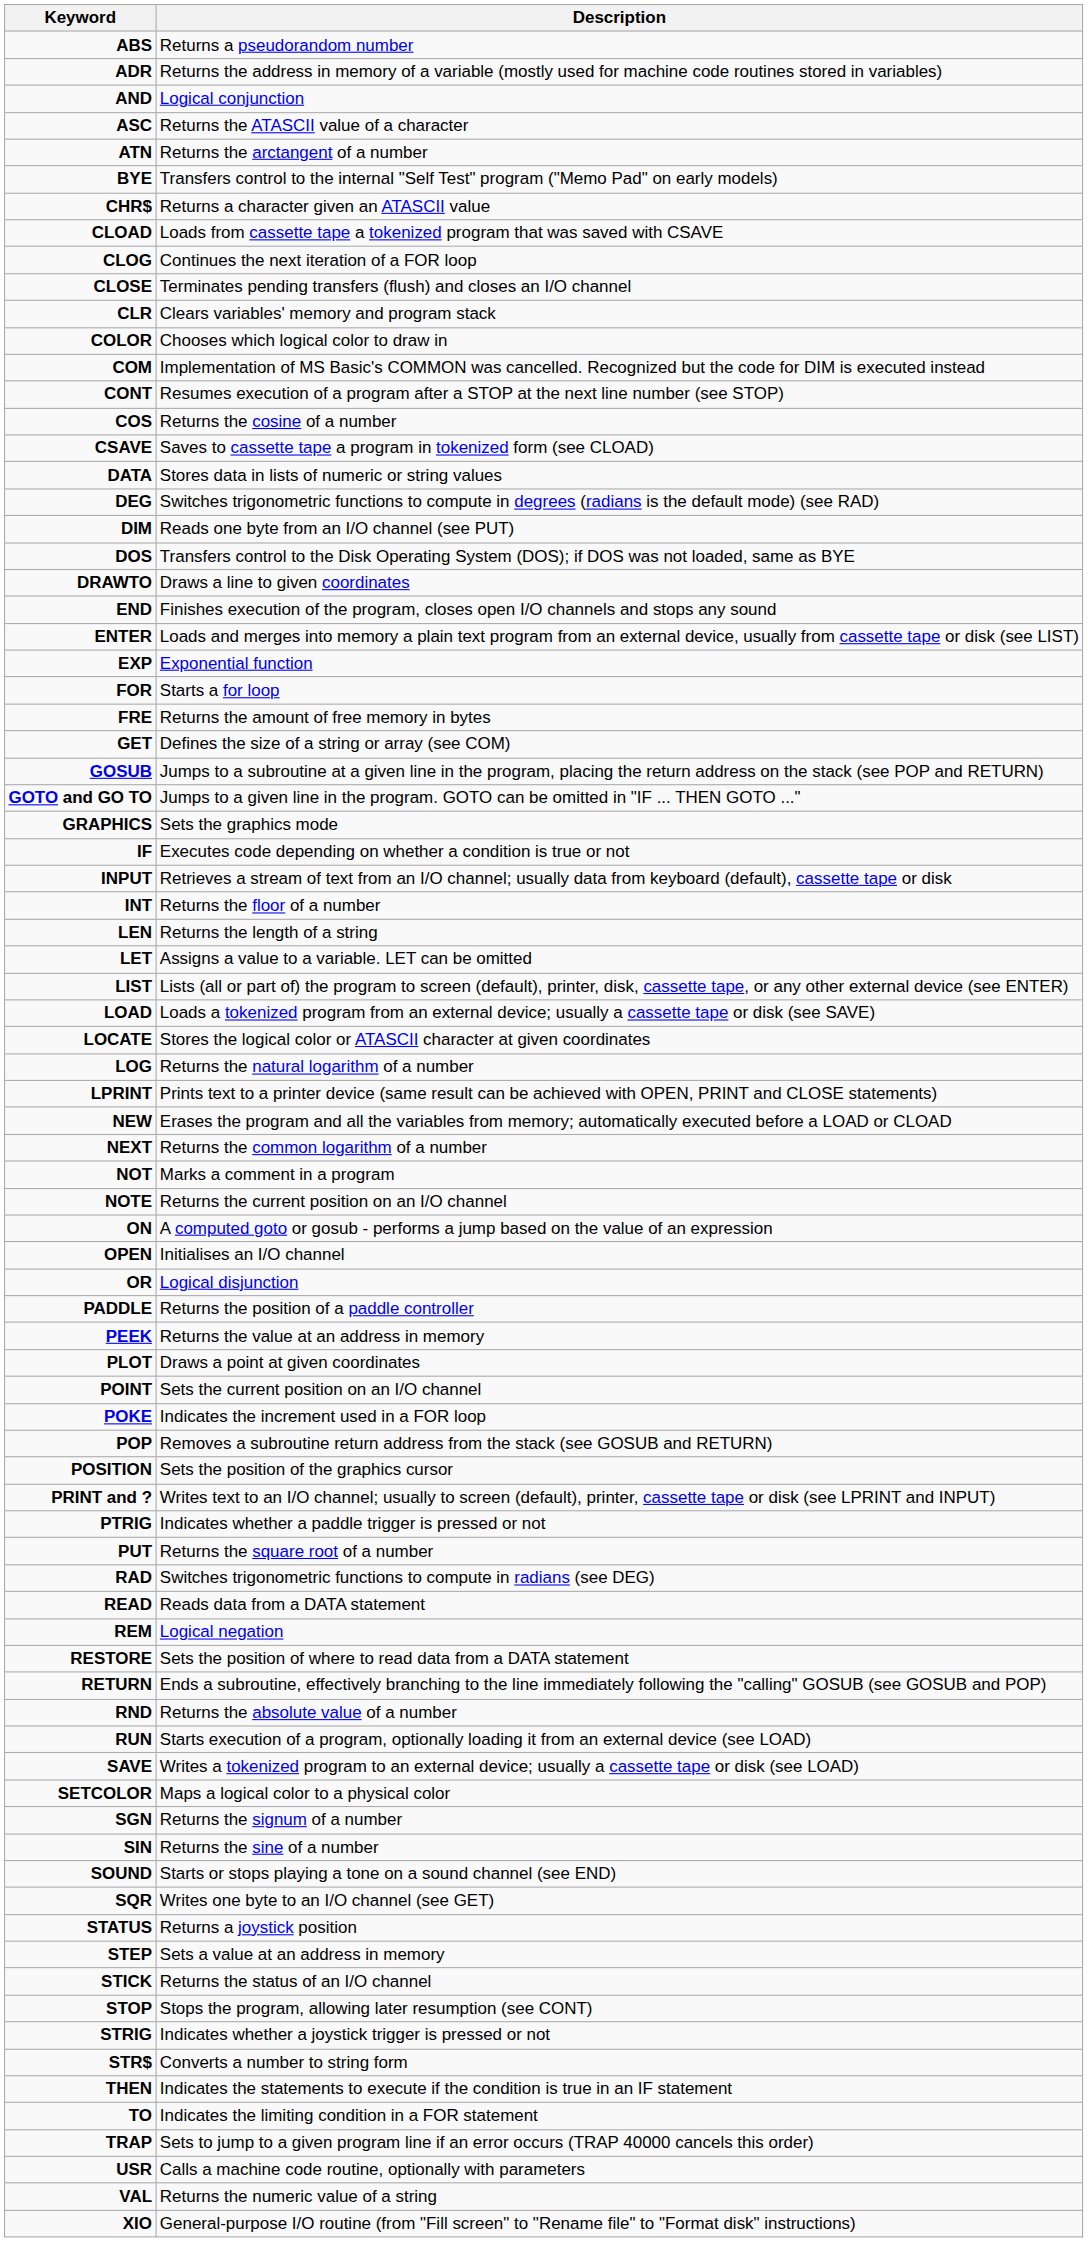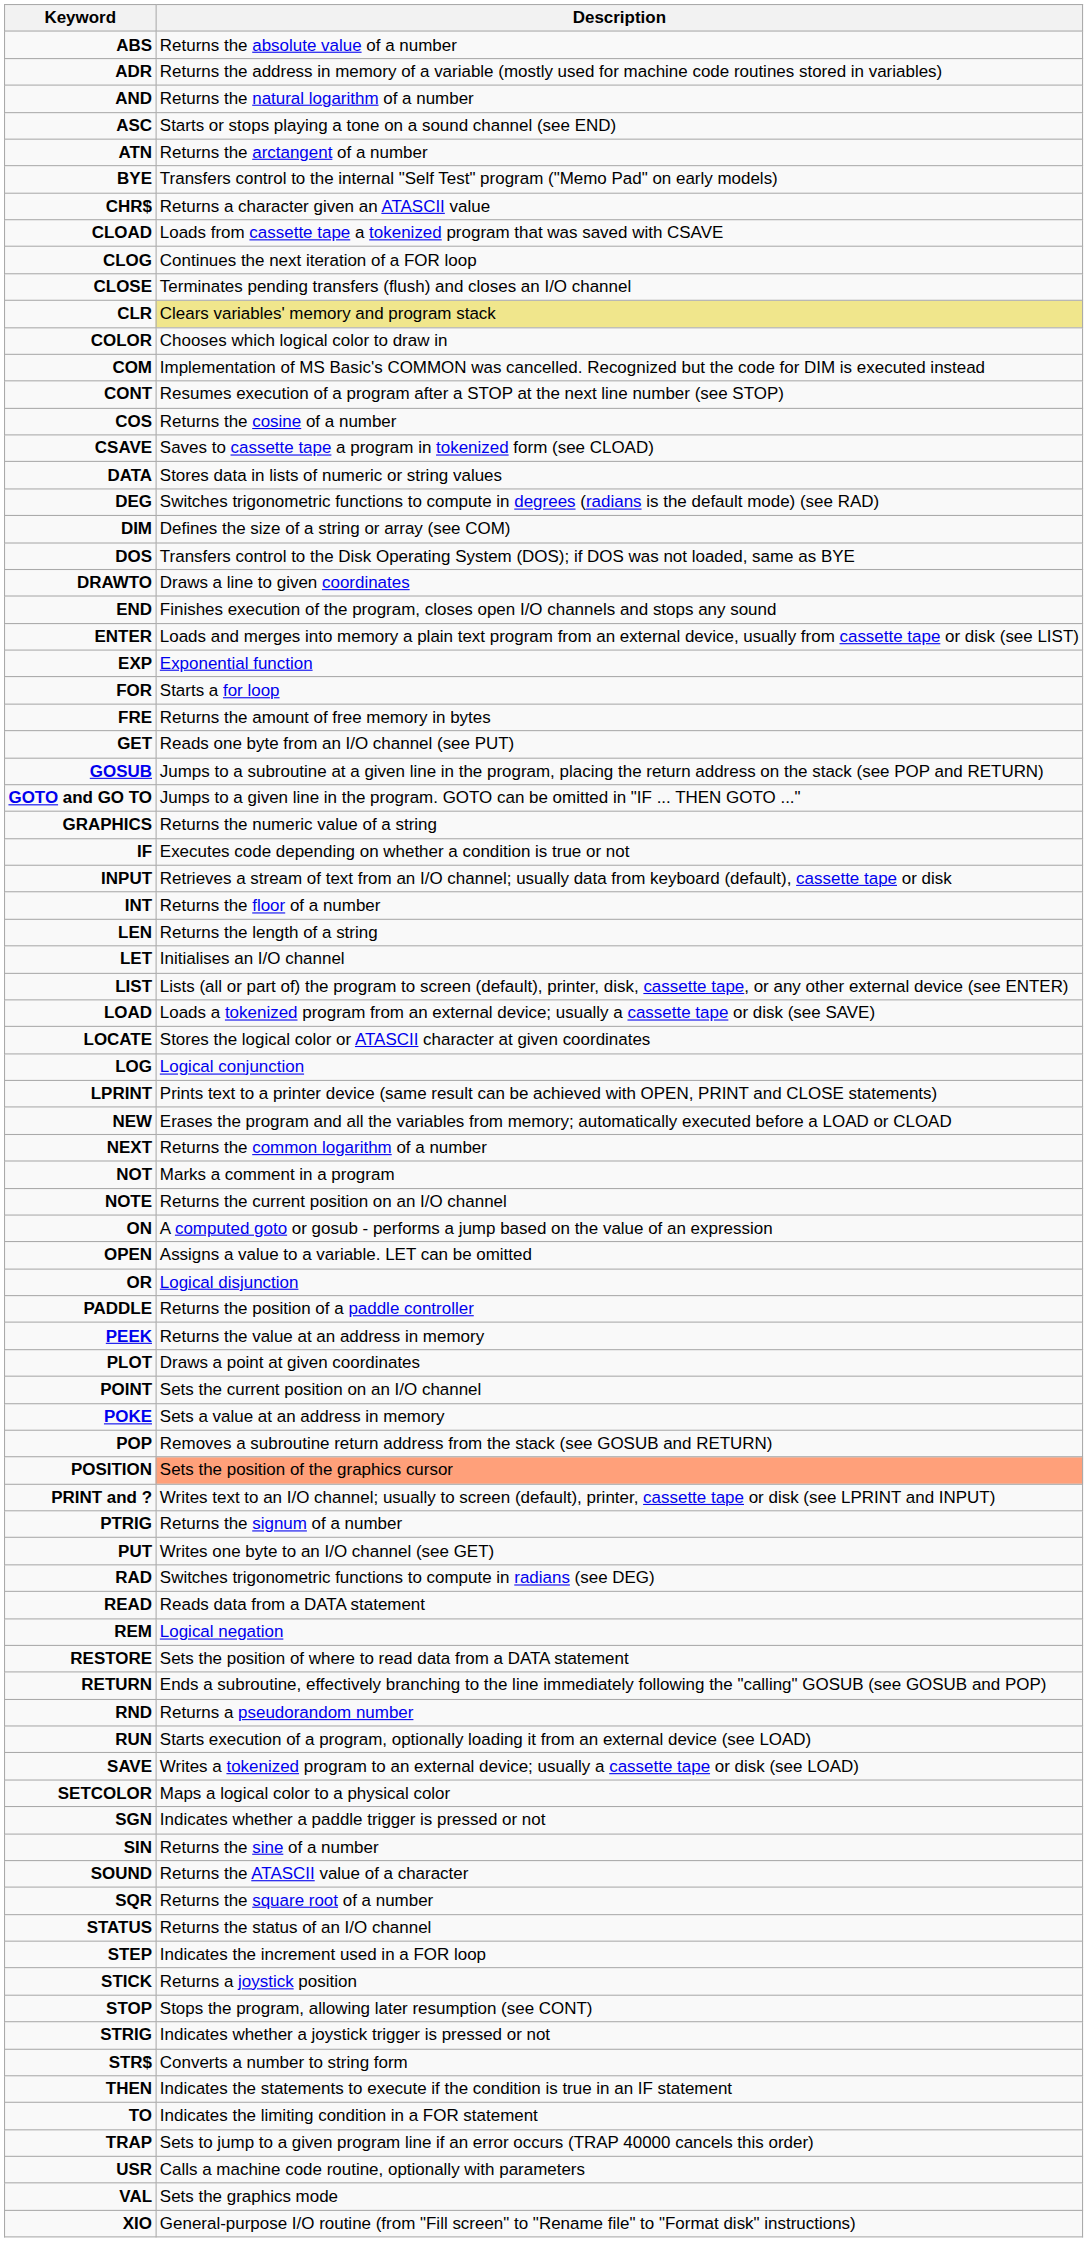(287, 44) Returns a pseudorandom number -> (308, 44) Returns the absolute value of a number
(232, 98) Logical conjunction -> (317, 98) Returns the natural logarithm of a number
(314, 125) Returns the ATASCII value of a character -> (388, 125) Starts or stops playing a tone on a sound channel (see END)
(328, 313) no background -> (328, 313) khaki background
(337, 529) Reads one byte from an I/O channel (see PUT) -> (335, 529) Defines the size of a string or array (see COM)
(335, 744) Defines the size of a string or array (see COM) -> (337, 744) Reads one byte from an I/O channel (see PUT)
(249, 824) Sets the graphics mode -> (298, 824) Returns the numeric value of a string
(346, 959) Assigns a value to a variable. LET can be omitted -> (252, 959) Initialises an I/O channel
(317, 1066) Returns the natural logarithm of a number -> (232, 1066) Logical conjunction
(252, 1255) Initialises an I/O channel -> (346, 1255) Assigns a value to a variable. LET can be omitted
(323, 1416) Indicates the increment used in a FOR loop -> (302, 1416) Sets a value at an address in memory
(306, 1470) no background -> (306, 1470) lightsalmon background
(353, 1524) Indicates whether a paddle trigger is pressed or not -> (281, 1524) Returns the signum of a number
(297, 1551) Returns the square root of a number -> (327, 1551) Writes one byte to an I/O channel (see GET)
(308, 1712) Returns the absolute value of a number -> (287, 1712) Returns a pseudorandom number
(281, 1820) Returns the signum of a number -> (353, 1820) Indicates whether a paddle trigger is pressed or not
(388, 1873) Starts or stops playing a tone on a sound channel (see END) -> (314, 1873) Returns the ATASCII value of a character
(327, 1900) Writes one byte to an I/O channel (see GET) -> (297, 1900) Returns the square root of a number
(258, 1927) Returns a joystick position -> (296, 1927) Returns the status of an I/O channel
(302, 1954) Sets a value at an address in memory -> (323, 1954) Indicates the increment used in a FOR loop
(296, 1981) Returns the status of an I/O channel -> (258, 1981) Returns a joystick position
(298, 2196) Returns the numeric value of a string -> (249, 2196) Sets the graphics mode
